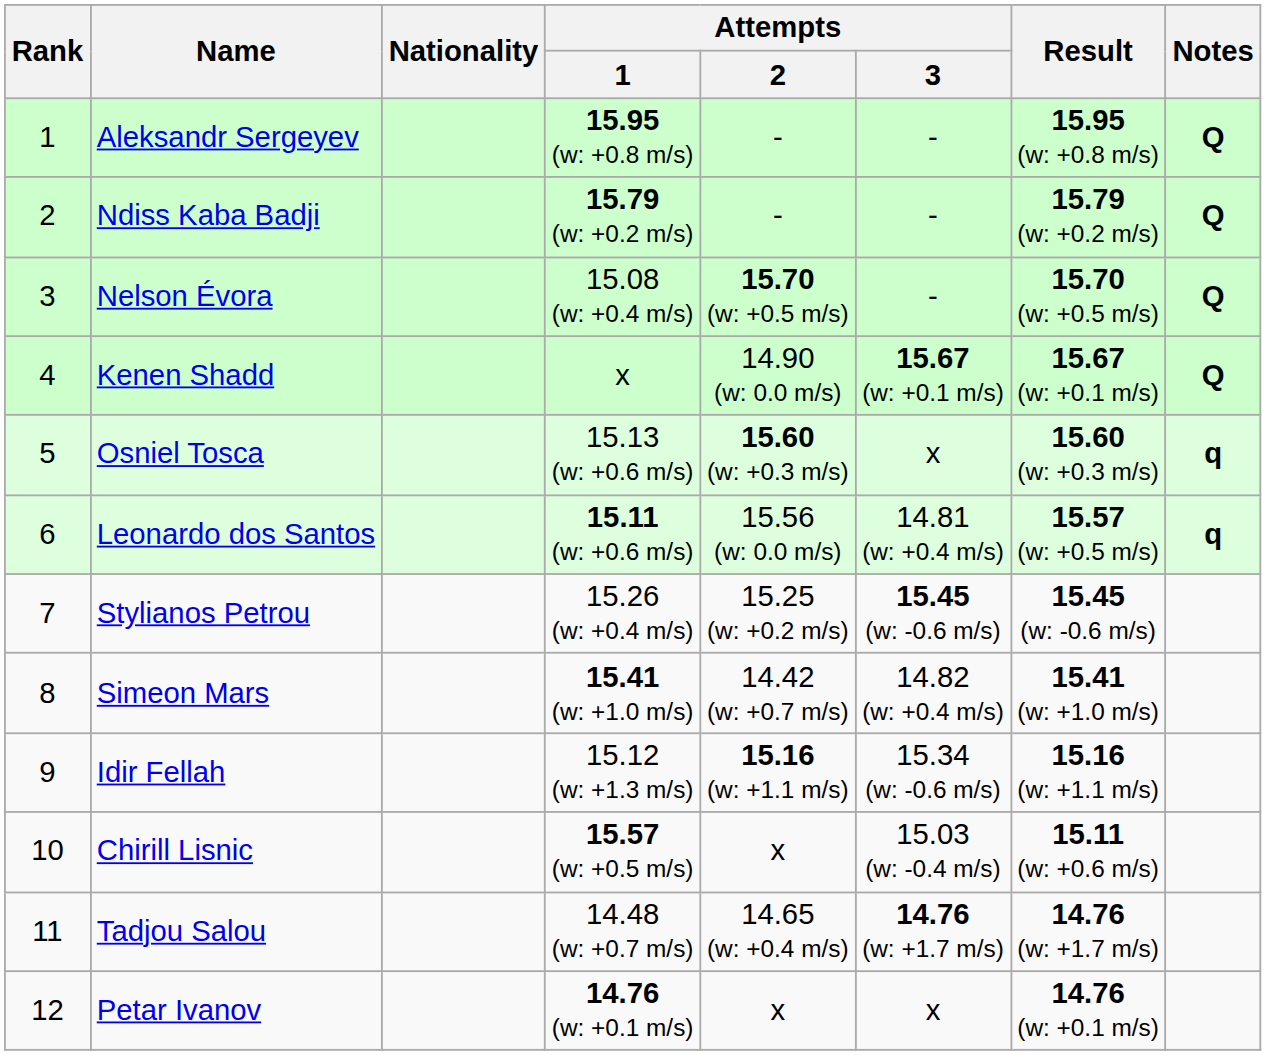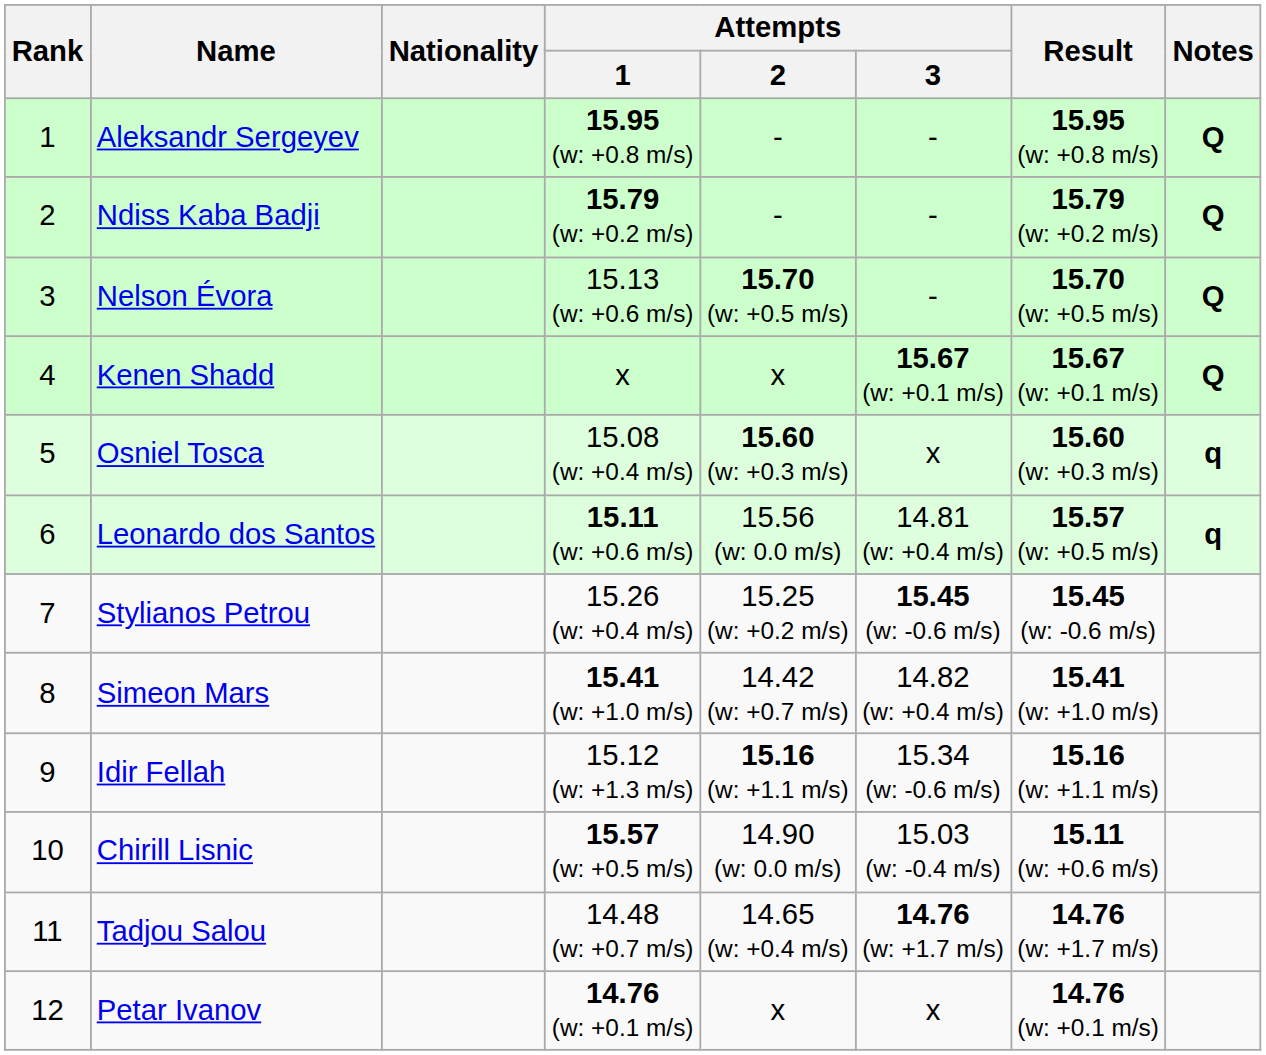(623, 295) 15.08 (w: +0.4 m/s) -> (623, 295) 15.13 (w: +0.6 m/s)
(778, 375) 14.90 (w: 0.0 m/s) -> (778, 375) x
(623, 454) 15.13 (w: +0.6 m/s) -> (623, 454) 15.08 (w: +0.4 m/s)
(778, 851) x -> (778, 851) 14.90 (w: 0.0 m/s)
